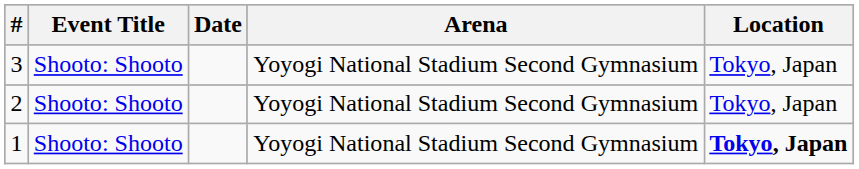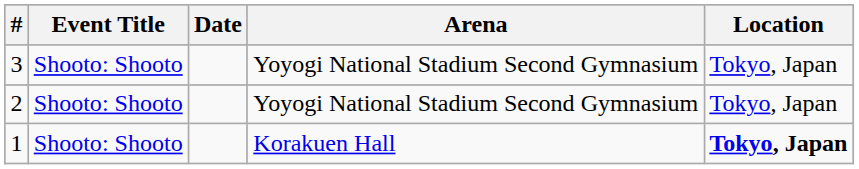(476, 143) Yoyogi National Stadium Second Gymnasium -> (324, 143) Korakuen Hall
